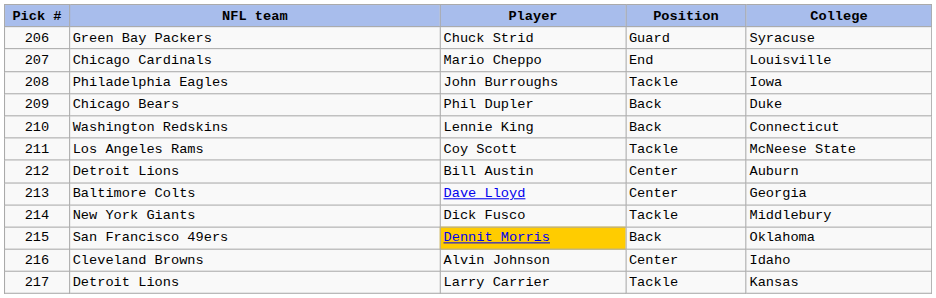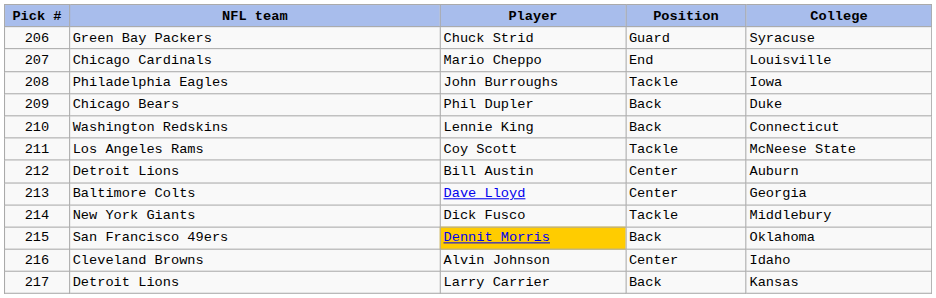(654, 283) Tackle -> (645, 283) Back
